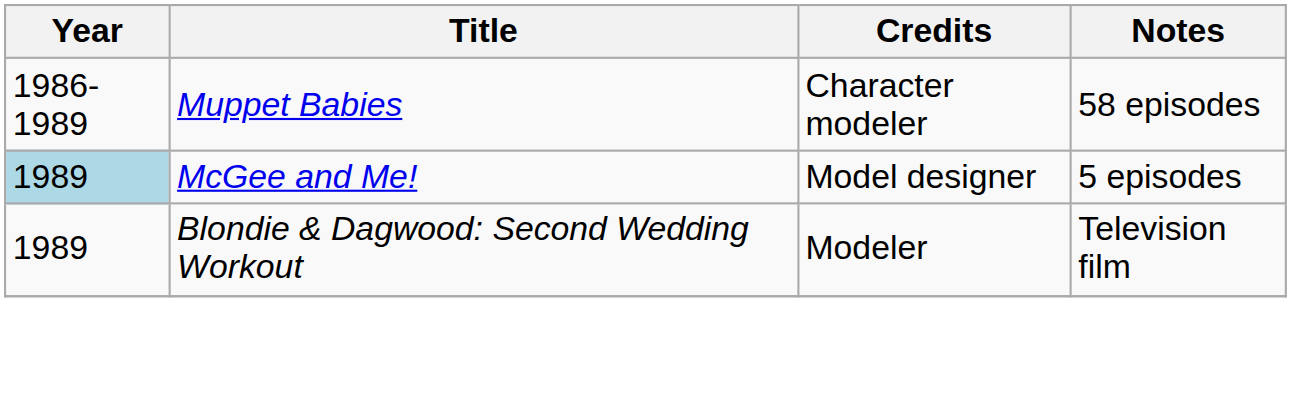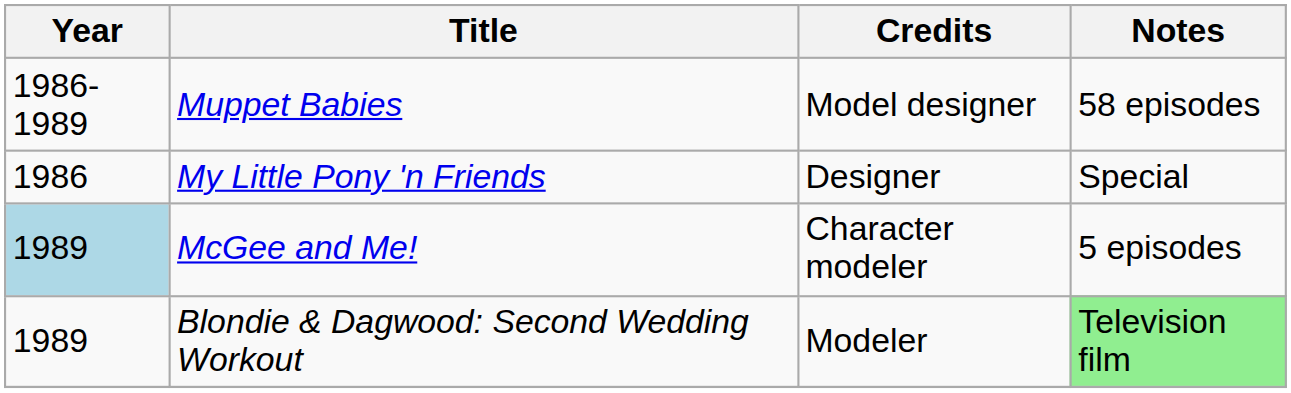(880, 103) Character modeler -> (921, 103) Model designer
+ row: (361, 176)
(921, 176) Model designer -> (880, 248) Character modeler
(1152, 248) no background -> (1152, 340) lightgreen background
